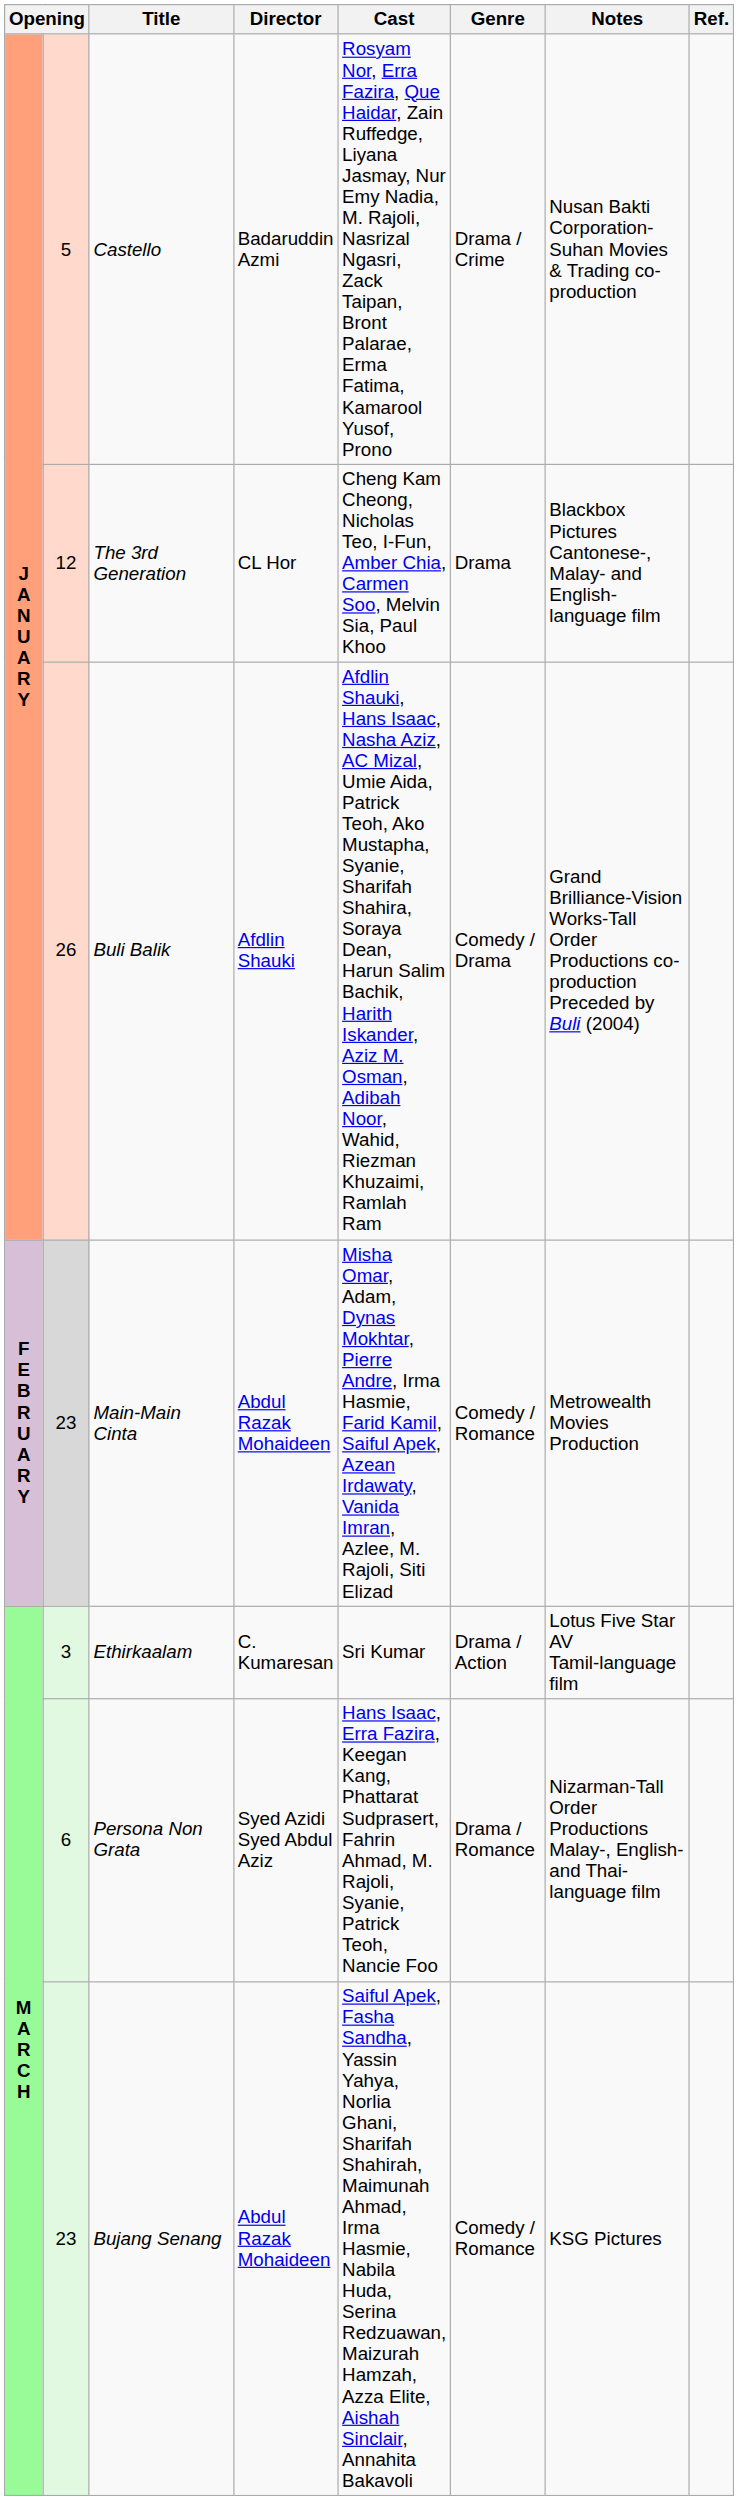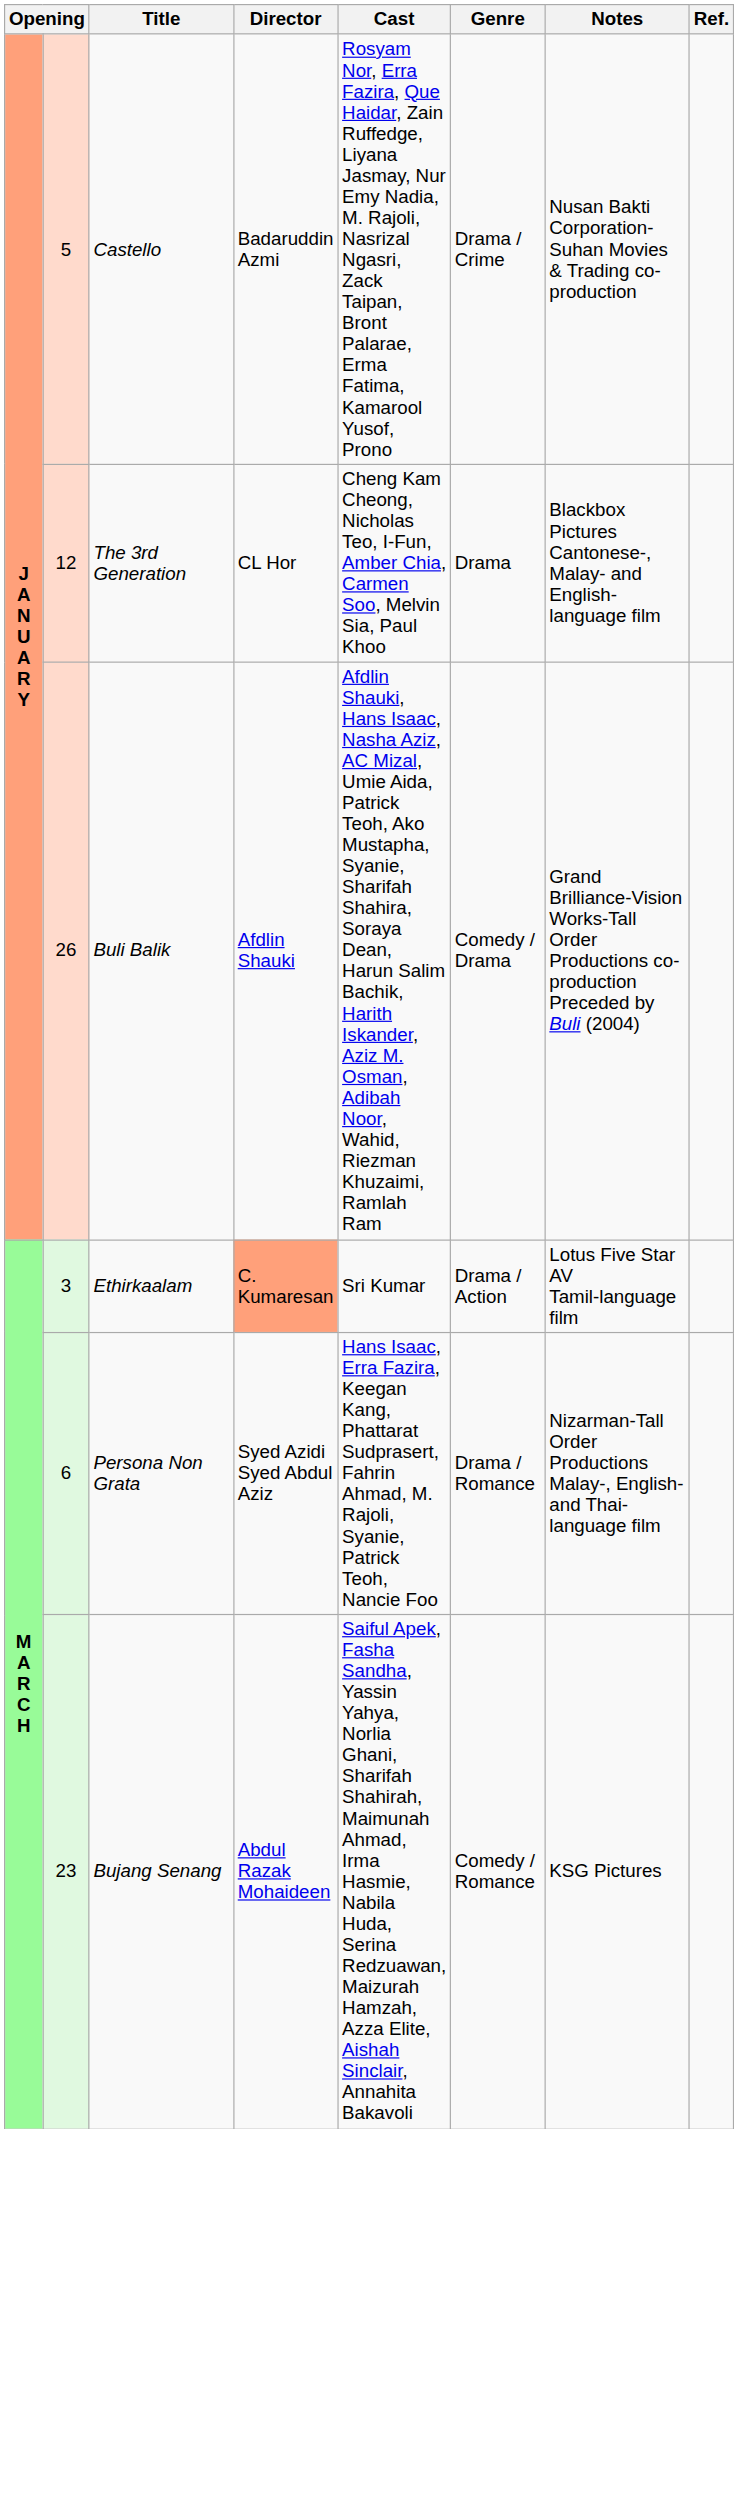- row: (137, 1422)
(286, 1652) no background -> (286, 1285) lightsalmon background
